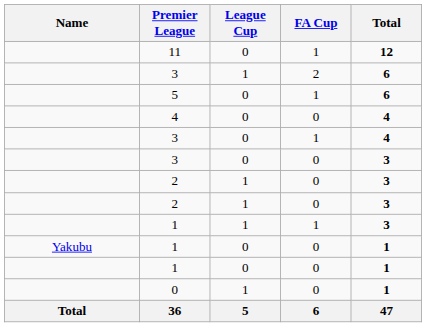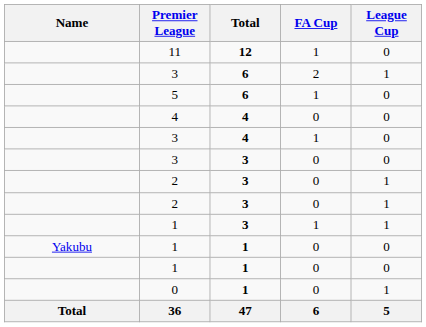columns swapped: (245, 23) <-> (387, 23)
